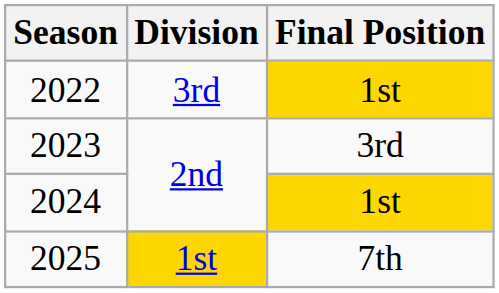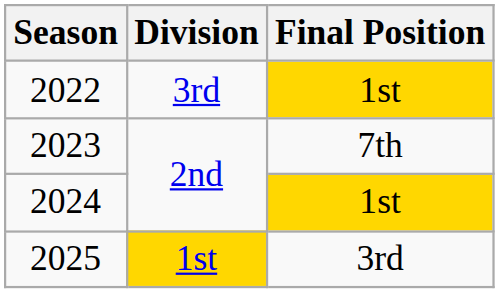(380, 145) 3rd -> (380, 145) 7th
(380, 257) 7th -> (380, 257) 3rd
